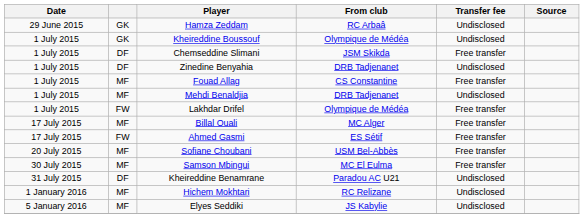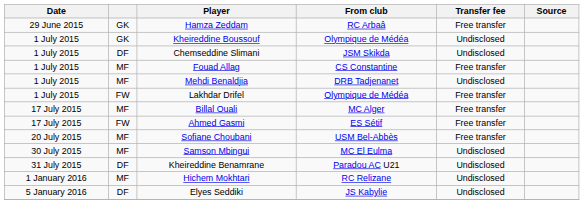(480, 25) Undisclosed -> (480, 25) Free transfer
(480, 53) Free transfer -> (480, 53) Undisclosed
- row: (216, 67)
(480, 164) Free transfer -> (480, 150) Undisclosed
(123, 206) MF -> (123, 192) DF
